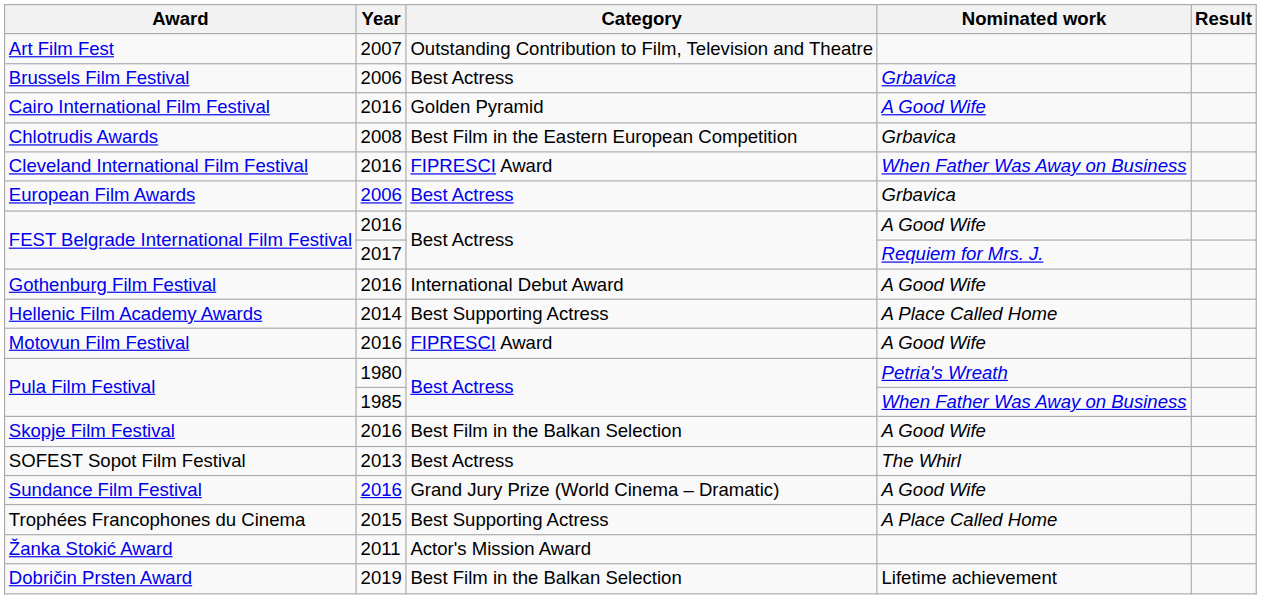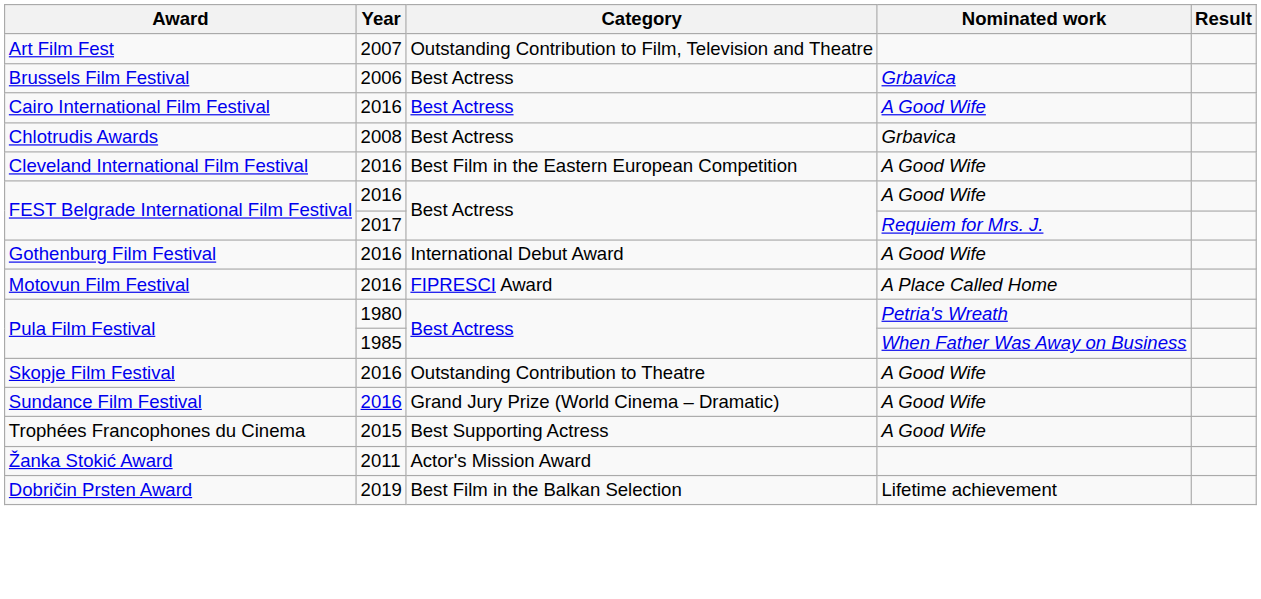(477, 107) Golden Pyramid -> (462, 107) Best Actress
(604, 136) Best Film in the Eastern European Competition -> (462, 136) Best Actress
(481, 166) FIPRESCI Award -> (604, 166) Best Film in the Eastern European Competition
(1034, 166) When Father Was Away on Business -> (934, 166) A Good Wife
- row: (102, 195)
- row: (136, 313)
(934, 343) A Good Wife -> (969, 284) A Place Called Home
(546, 431) Best Film in the Balkan Selection -> (558, 372) Outstanding Contribution to Theatre
- row: (127, 460)
(969, 519) A Place Called Home -> (934, 431) A Good Wife
